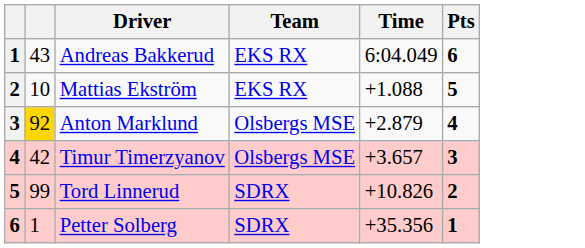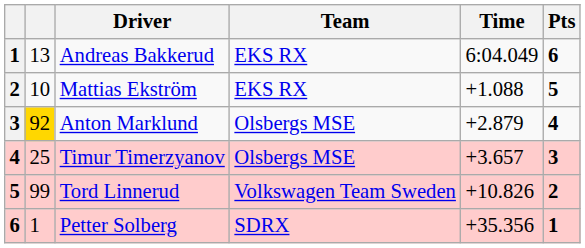(40, 55) 43 -> (40, 55) 13
(40, 158) 42 -> (40, 158) 25
(262, 192) SDRX -> (345, 192) Volkswagen Team Sweden
